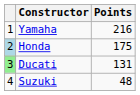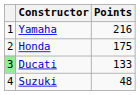(10, 48) lightblue background -> (10, 48) no background
(123, 65) 131 -> (123, 65) 133
